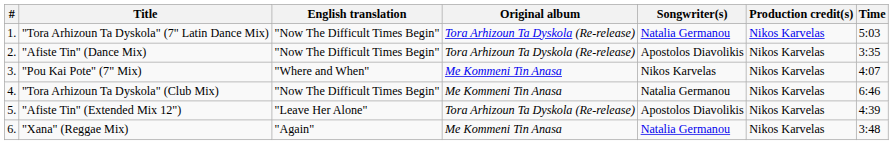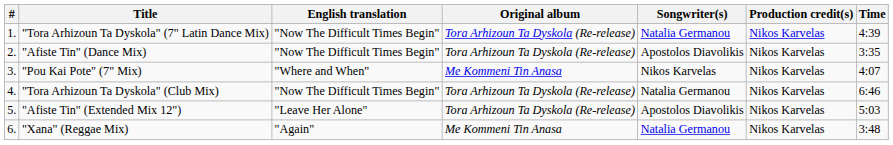(870, 33) 5:03 -> (870, 33) 4:39
(503, 91) Me Kommeni Tin Anasa -> (540, 91) Tora Arhizoun Ta Dyskola (Re-release)
(870, 110) 4:39 -> (870, 110) 5:03
